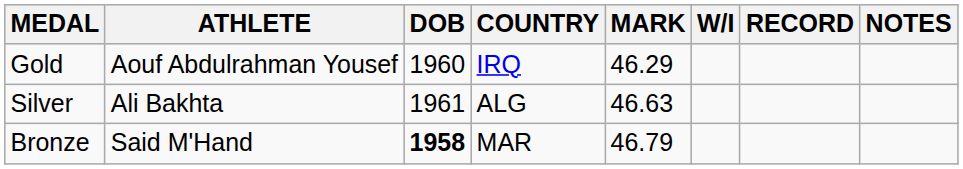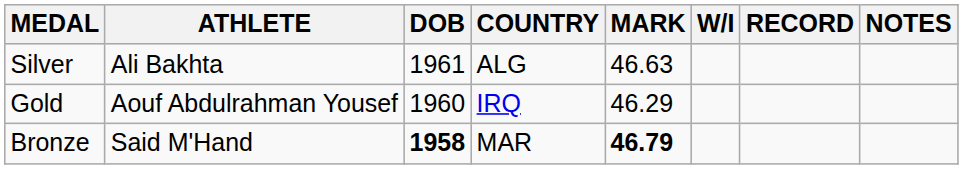rows swapped: (37, 63) <-> (42, 103)
(642, 143) normal -> (642, 143) bold
